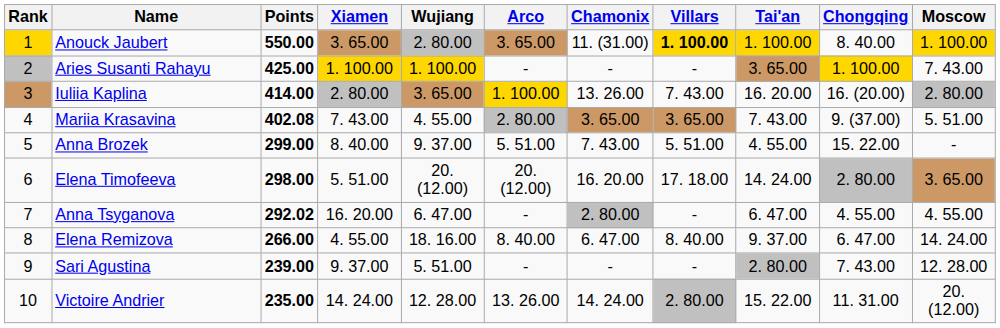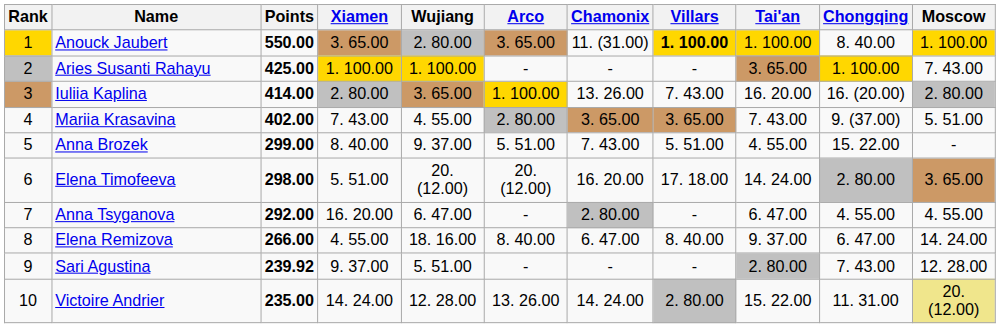(289, 119) 402.08 -> (289, 119) 402.00
(289, 214) 292.02 -> (289, 214) 292.00
(289, 266) 239.00 -> (289, 266) 239.92
(954, 300) no background -> (954, 300) khaki background
